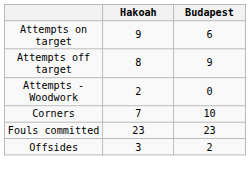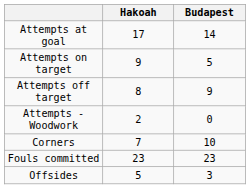+ row: (54, 35)
(209, 35) 6 -> (209, 63) 5
(138, 147) 3 -> (138, 175) 5
(209, 147) 2 -> (209, 175) 3
